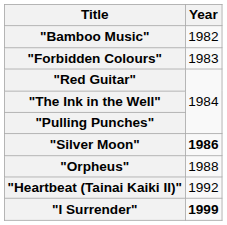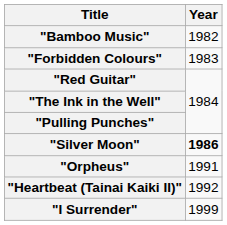(203, 166) 1988 -> (203, 166) 1991
(203, 209) bold -> (203, 209) normal
